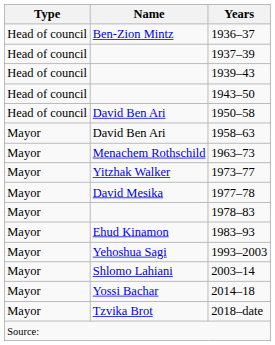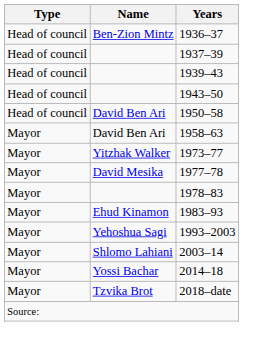- row: (233, 152)
